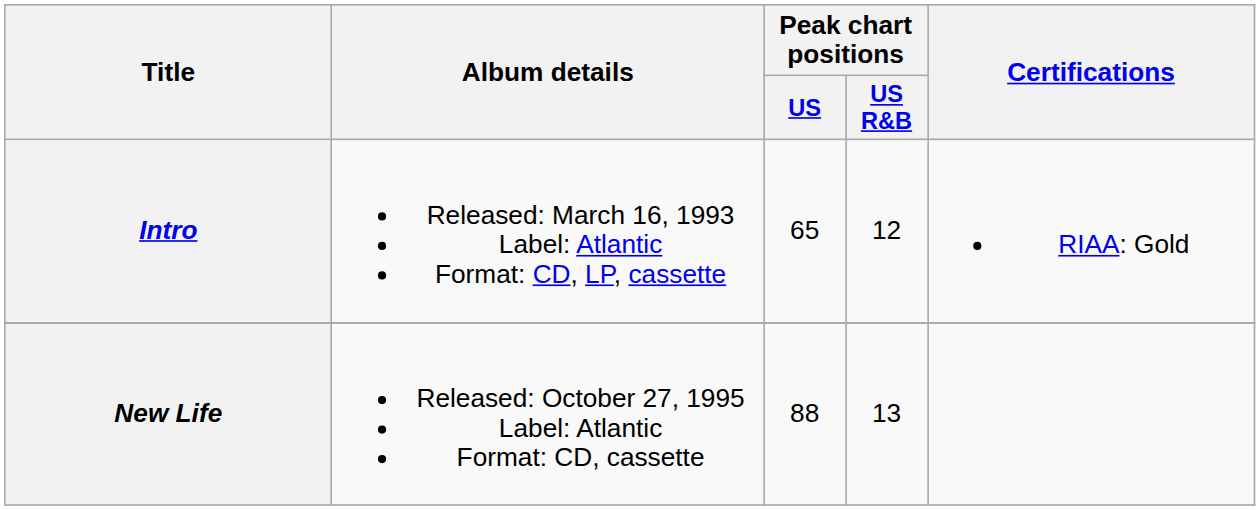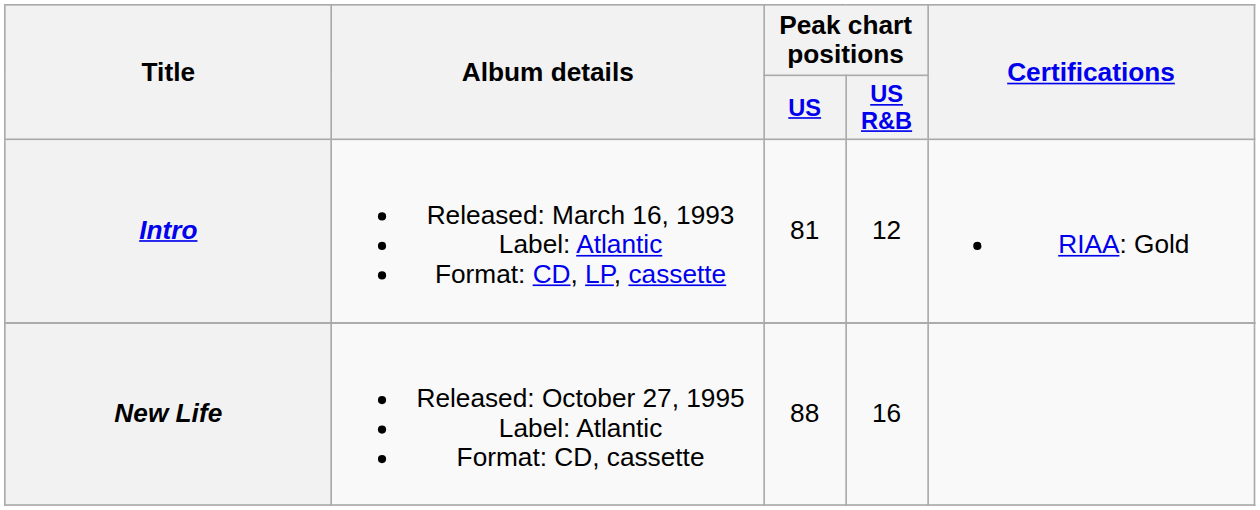(805, 230) 65 -> (805, 230) 81
(887, 413) 13 -> (887, 413) 16
